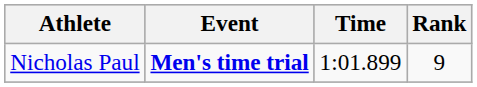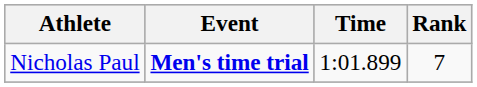(439, 62) 9 -> (439, 62) 7
